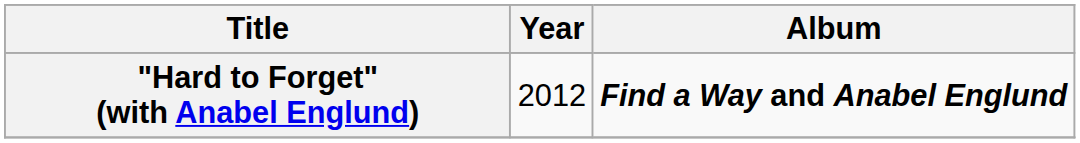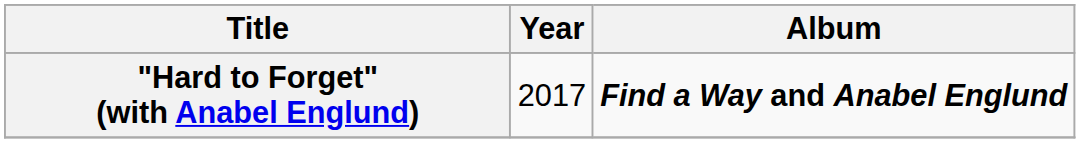(552, 94) 2012 -> (552, 94) 2017
